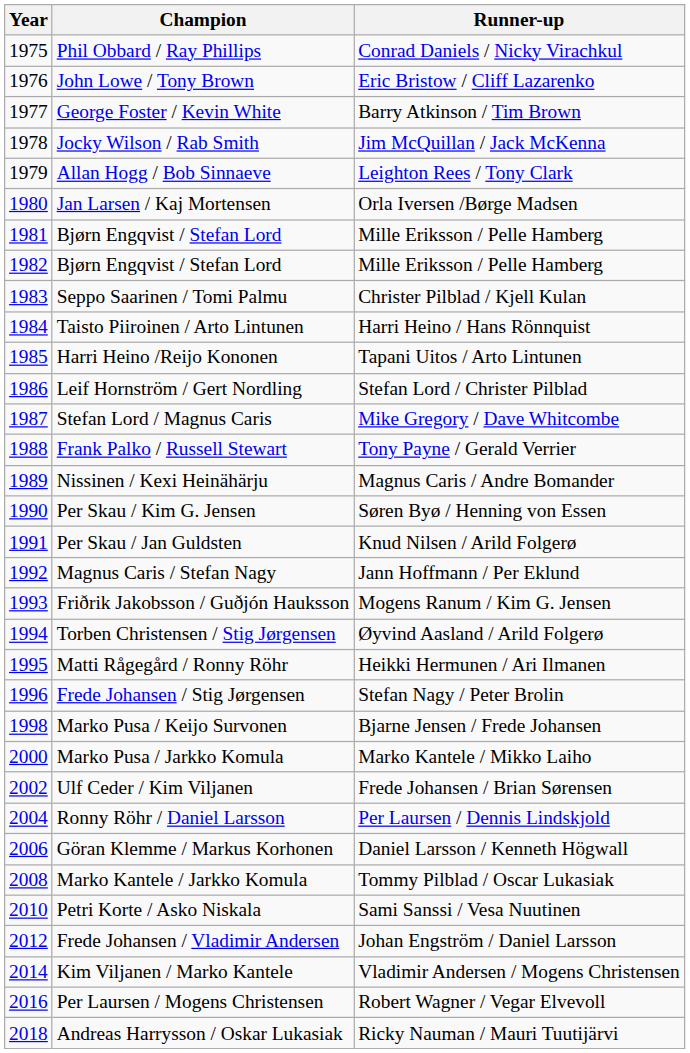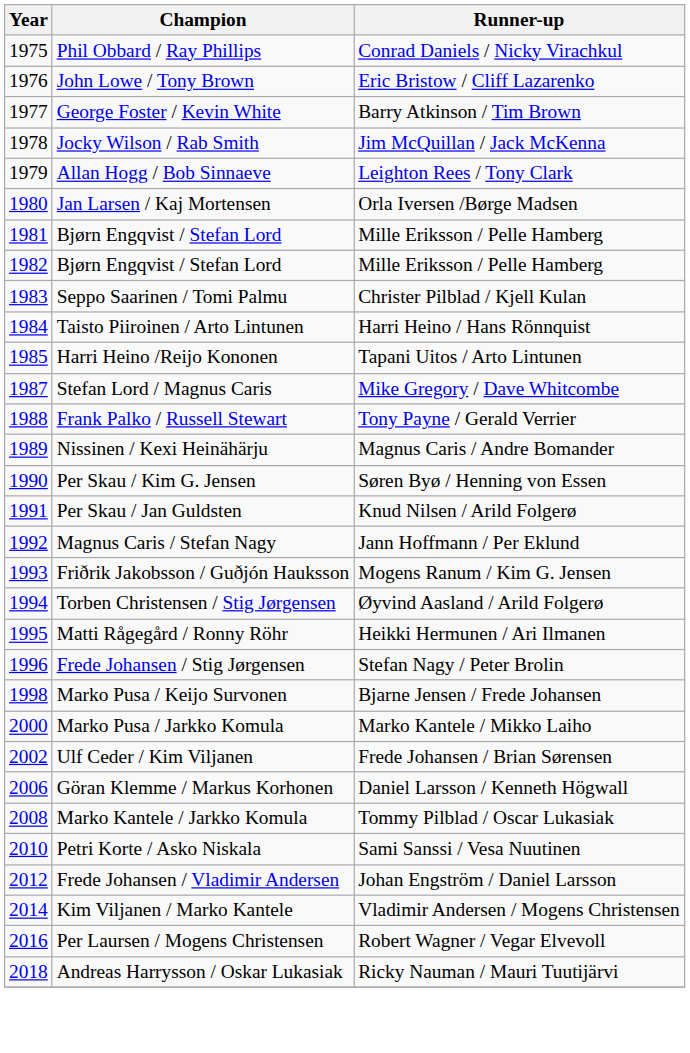- row: (28, 388)
- row: (28, 818)
